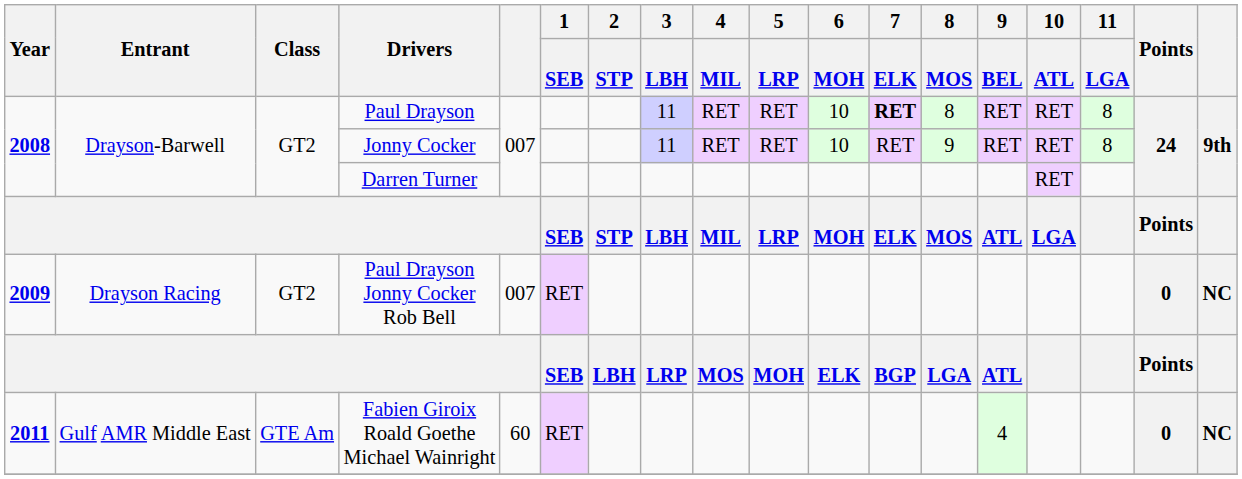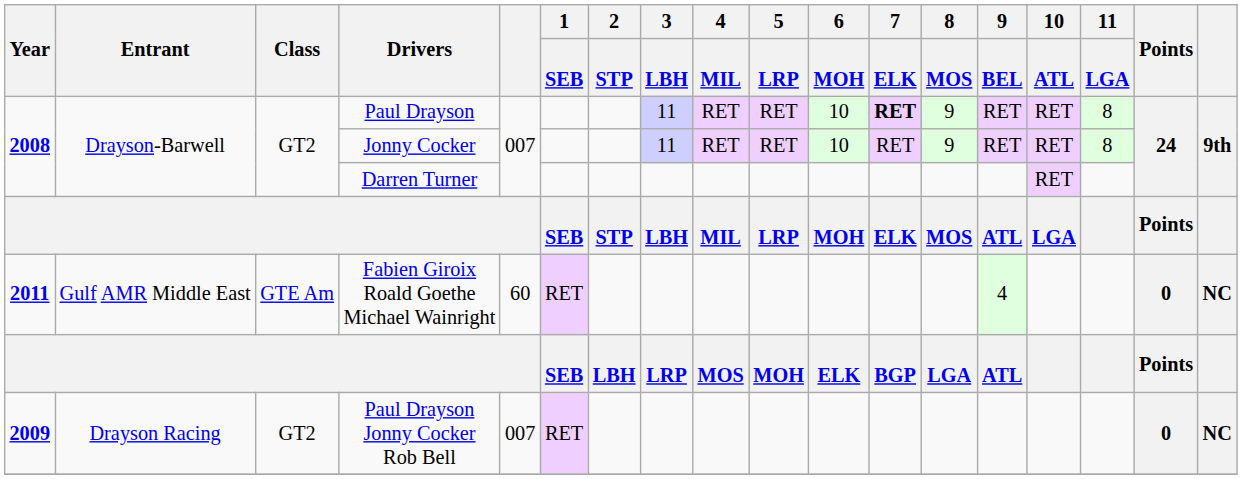(949, 112) 8 -> (949, 112) 9
rows swapped: (419, 294) <-> (419, 433)
